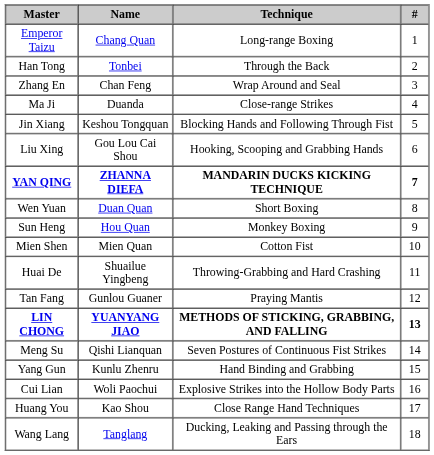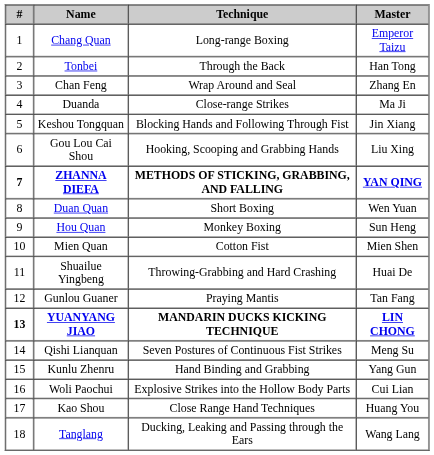columns swapped: (415, 14) <-> (42, 14)
(287, 182) MANDARIN DUCKS KICKING TECHNIQUE -> (242, 182) METHODS OF STICKING, GRABBING, AND FALLING
(287, 324) METHODS OF STICKING, GRABBING, AND FALLING -> (242, 324) MANDARIN DUCKS KICKING TECHNIQUE
